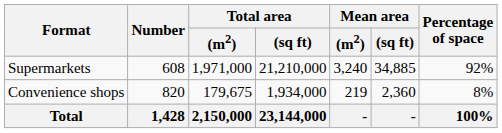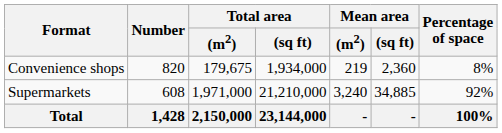rows swapped: (49, 68) <-> (66, 92)
